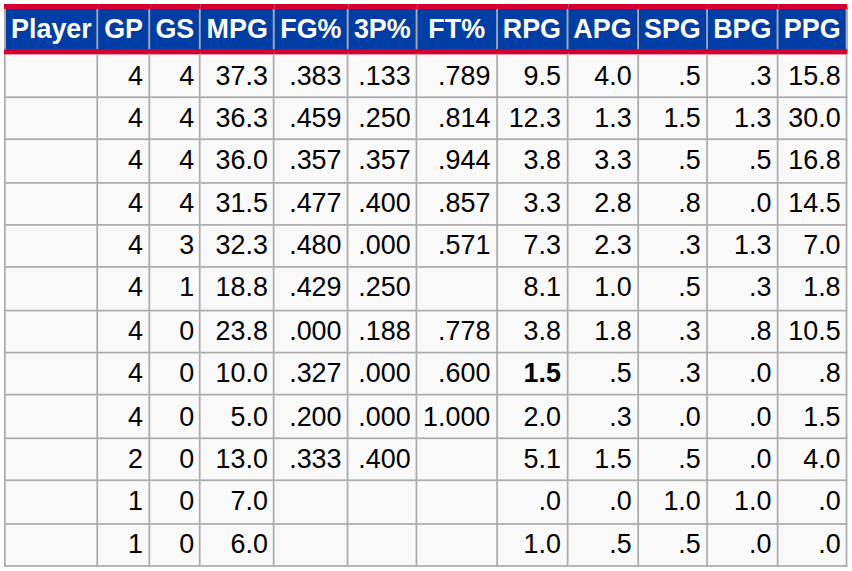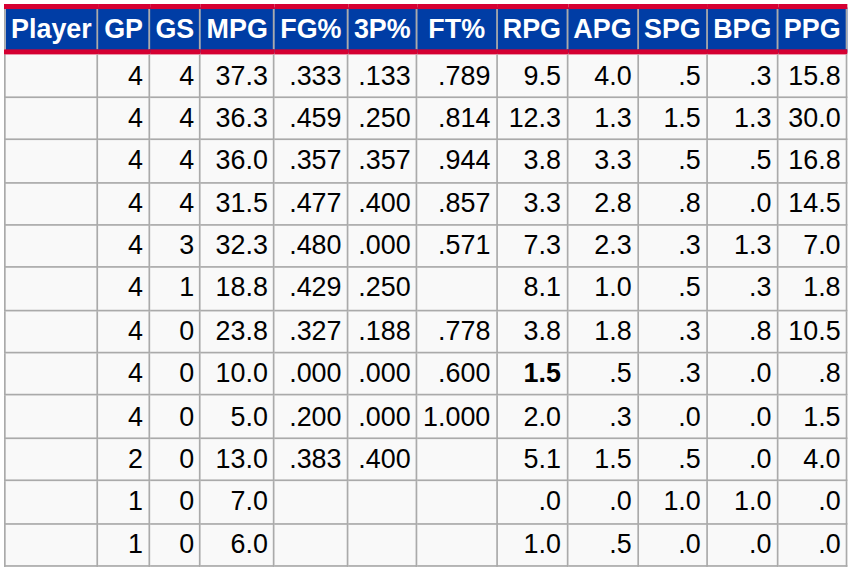(315, 75) .383 -> (315, 75) .333
(315, 330) .000 -> (315, 330) .327
(315, 373) .327 -> (315, 373) .000
(315, 458) .333 -> (315, 458) .383
(690, 544) .5 -> (690, 544) .0
